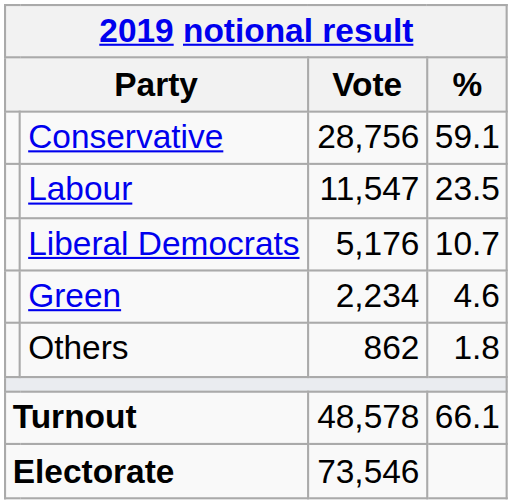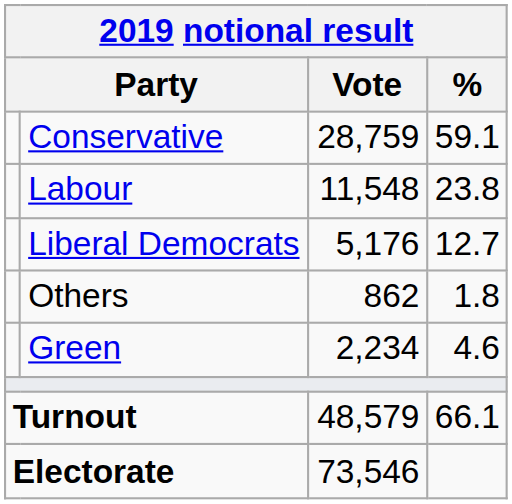(368, 137) 28,756 -> (368, 137) 28,759
(370, 190) 11,547 -> (370, 190) 11,548
(467, 190) 23.5 -> (467, 190) 23.8
(467, 243) 10.7 -> (467, 243) 12.7
rows swapped: (75, 296) <-> (78, 349)
(368, 417) 48,578 -> (368, 417) 48,579
